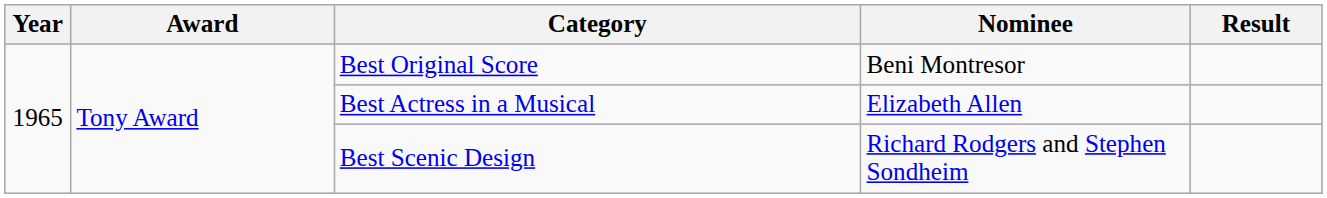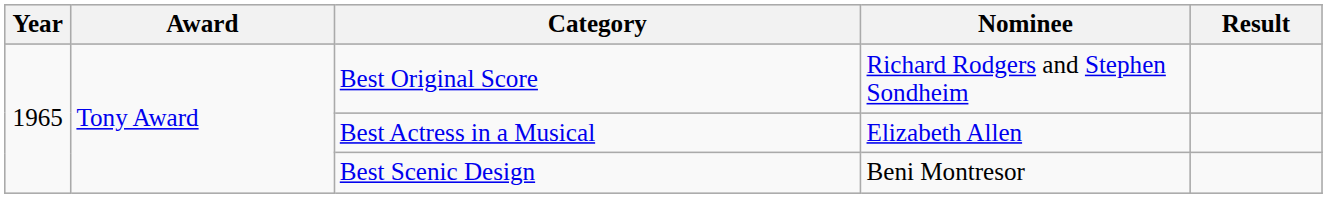(946, 64) Beni Montresor -> (1016, 78) Richard Rodgers and Stephen Sondheim
(1016, 158) Richard Rodgers and Stephen Sondheim -> (946, 172) Beni Montresor
